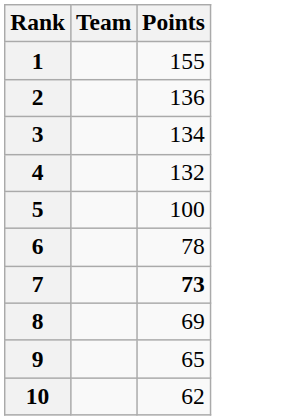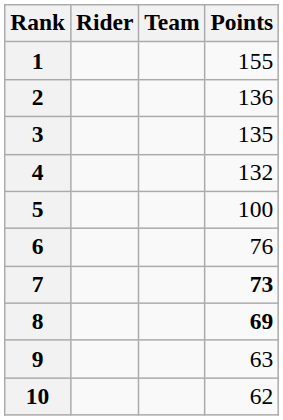+ column: (105, 23)
(187, 135) 134 -> (256, 135) 135
(193, 246) 78 -> (261, 246) 76
(193, 321) normal -> (261, 321) bold
(193, 358) 65 -> (261, 358) 63
